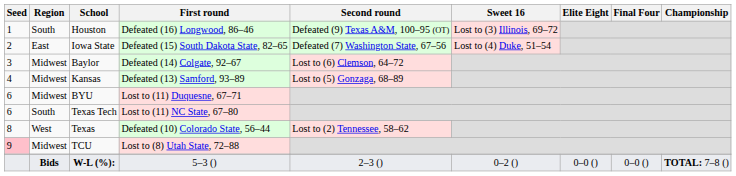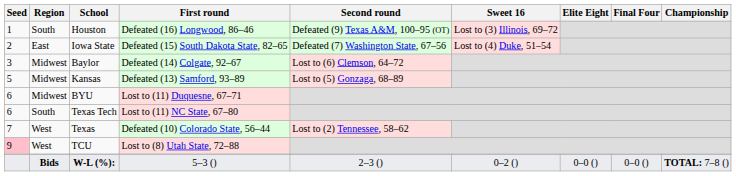(9, 79) 4 -> (9, 79) 5
(9, 129) 8 -> (9, 129) 7
(49, 146) Midwest -> (42, 146) West
